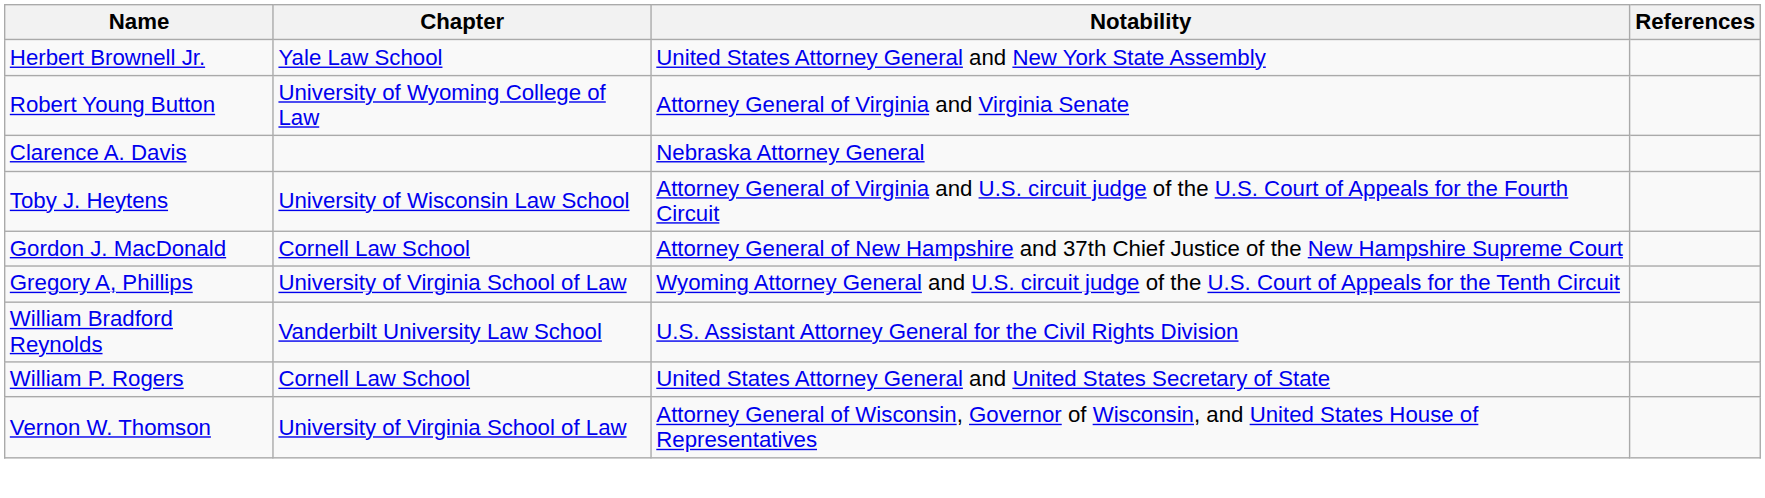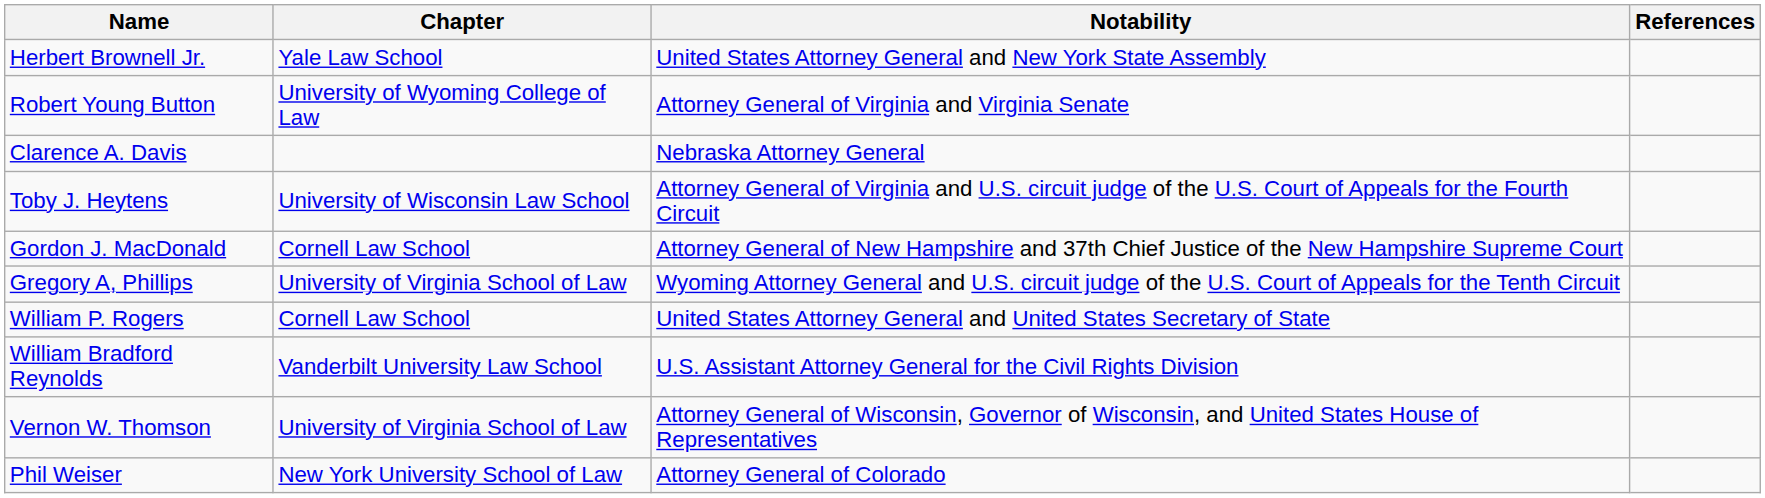rows swapped: (91, 331) <-> (97, 379)
+ row: (66, 474)
